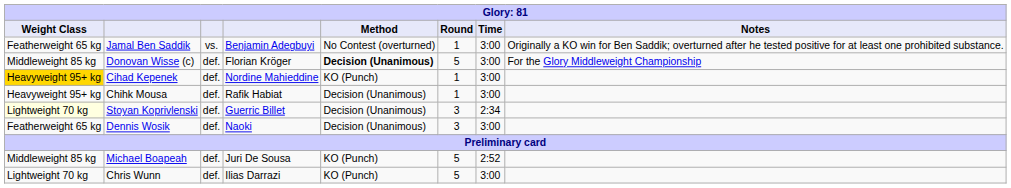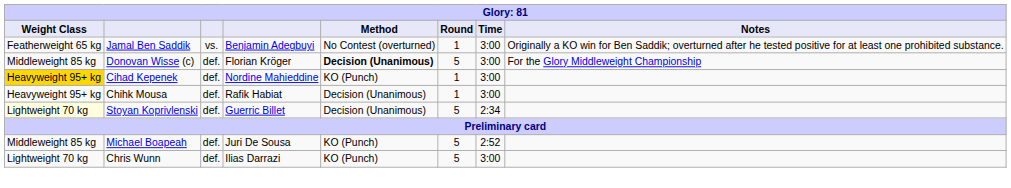(457, 110) 3 -> (457, 110) 5
- row: (138, 126)
